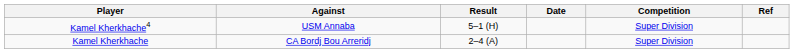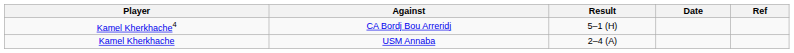- column: (664, 10)
(328, 26) USM Annaba -> (409, 26) CA Bordj Bou Arreridj
(328, 41) CA Bordj Bou Arreridj -> (409, 41) USM Annaba
